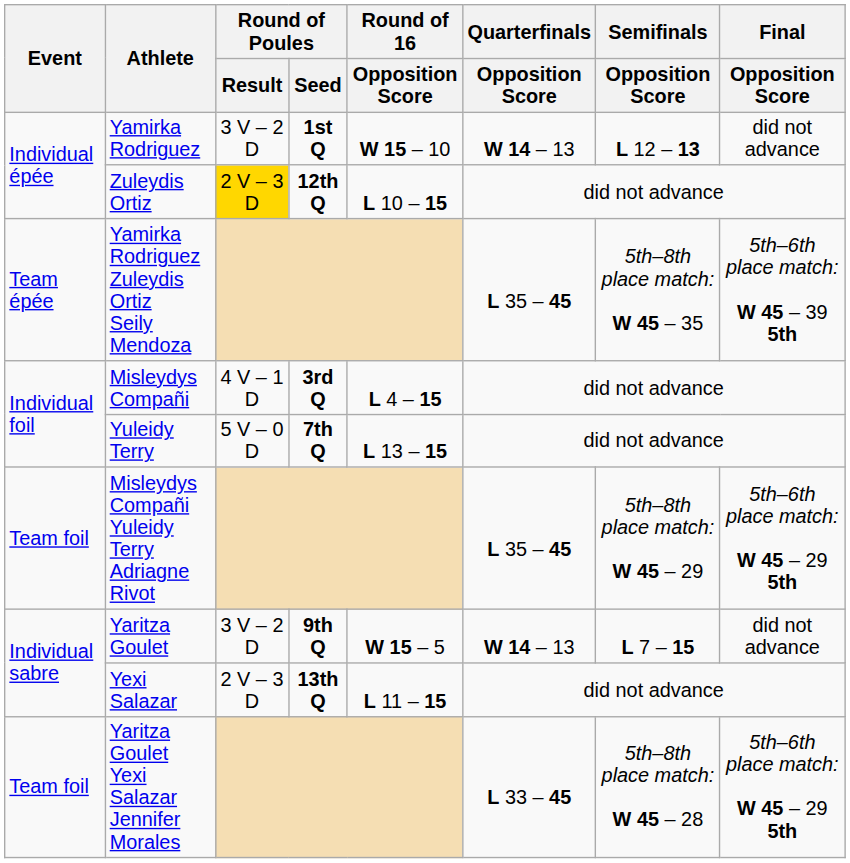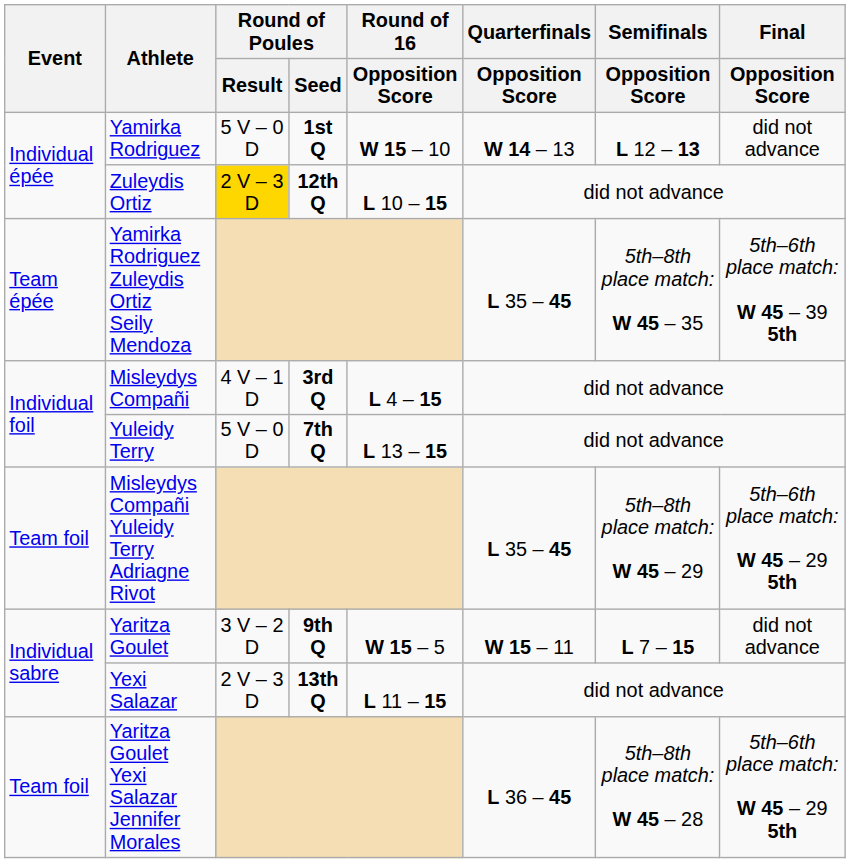(252, 139) 3 V – 2 D -> (252, 139) 5 V – 0 D
(529, 647) W 14 – 13 -> (529, 647) W 15 – 11
(529, 798) L 33 – 45 -> (529, 798) L 36 – 45
